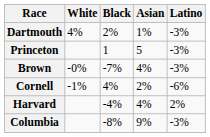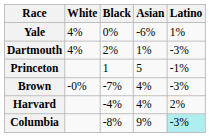+ row: (35, 31)
(179, 50) -3% -> (179, 68) -1%
- row: (35, 86)
(179, 123) no background -> (179, 123) paleturquoise background
